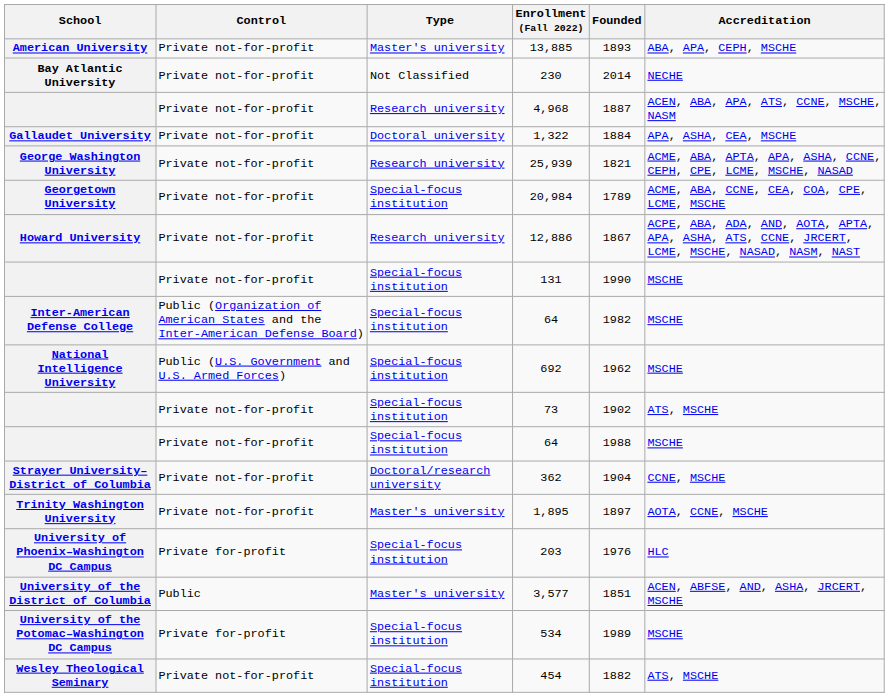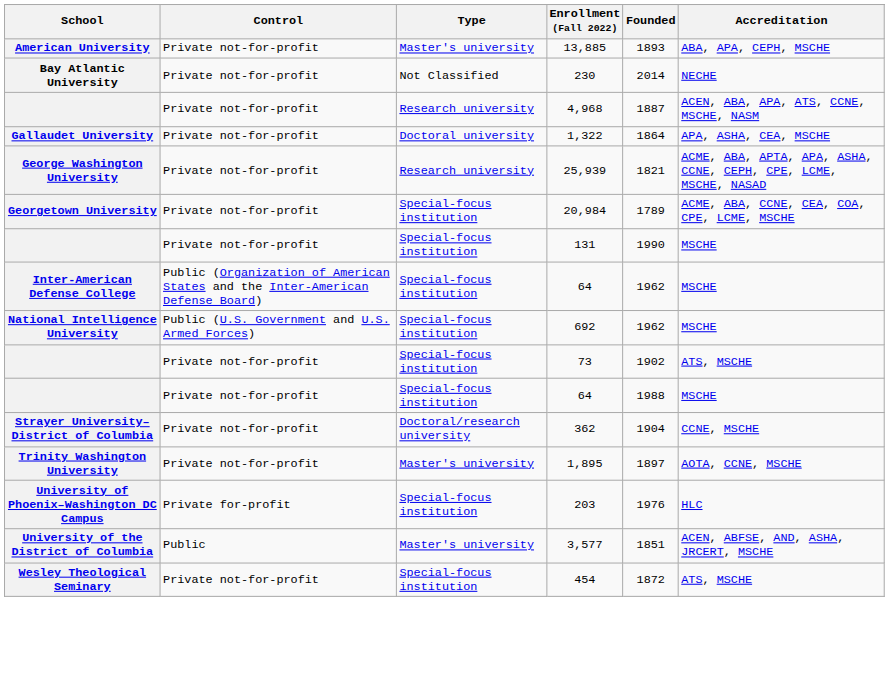(617, 136) 1884 -> (651, 136) 1864
- row: (80, 238)
(617, 320) 1982 -> (651, 286) 1962
- row: (80, 634)
(617, 675) 1882 -> (651, 579) 1872
